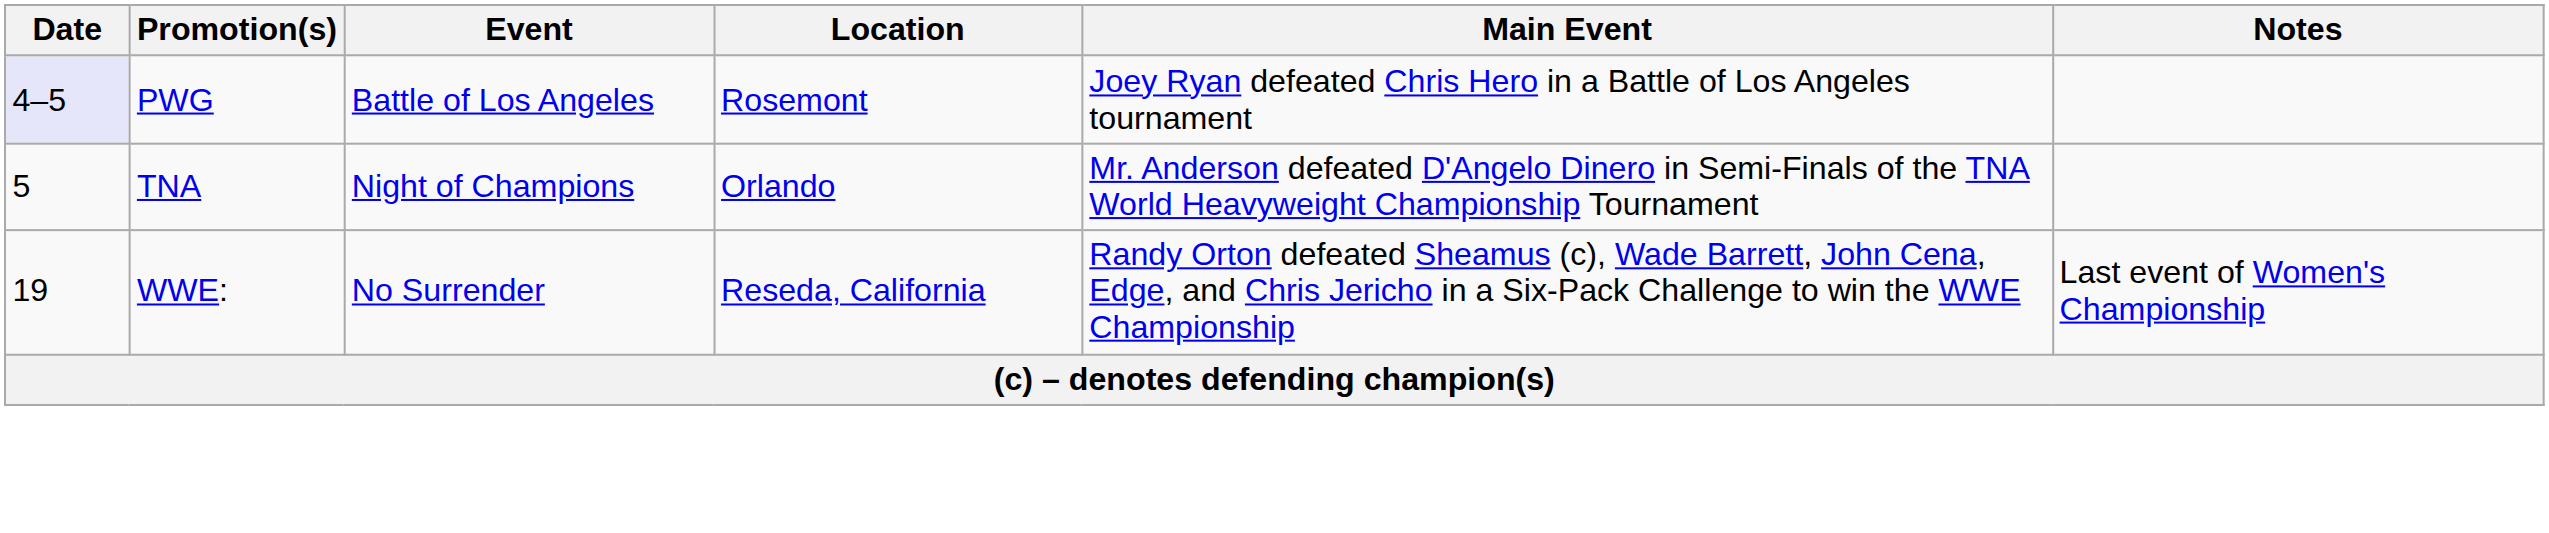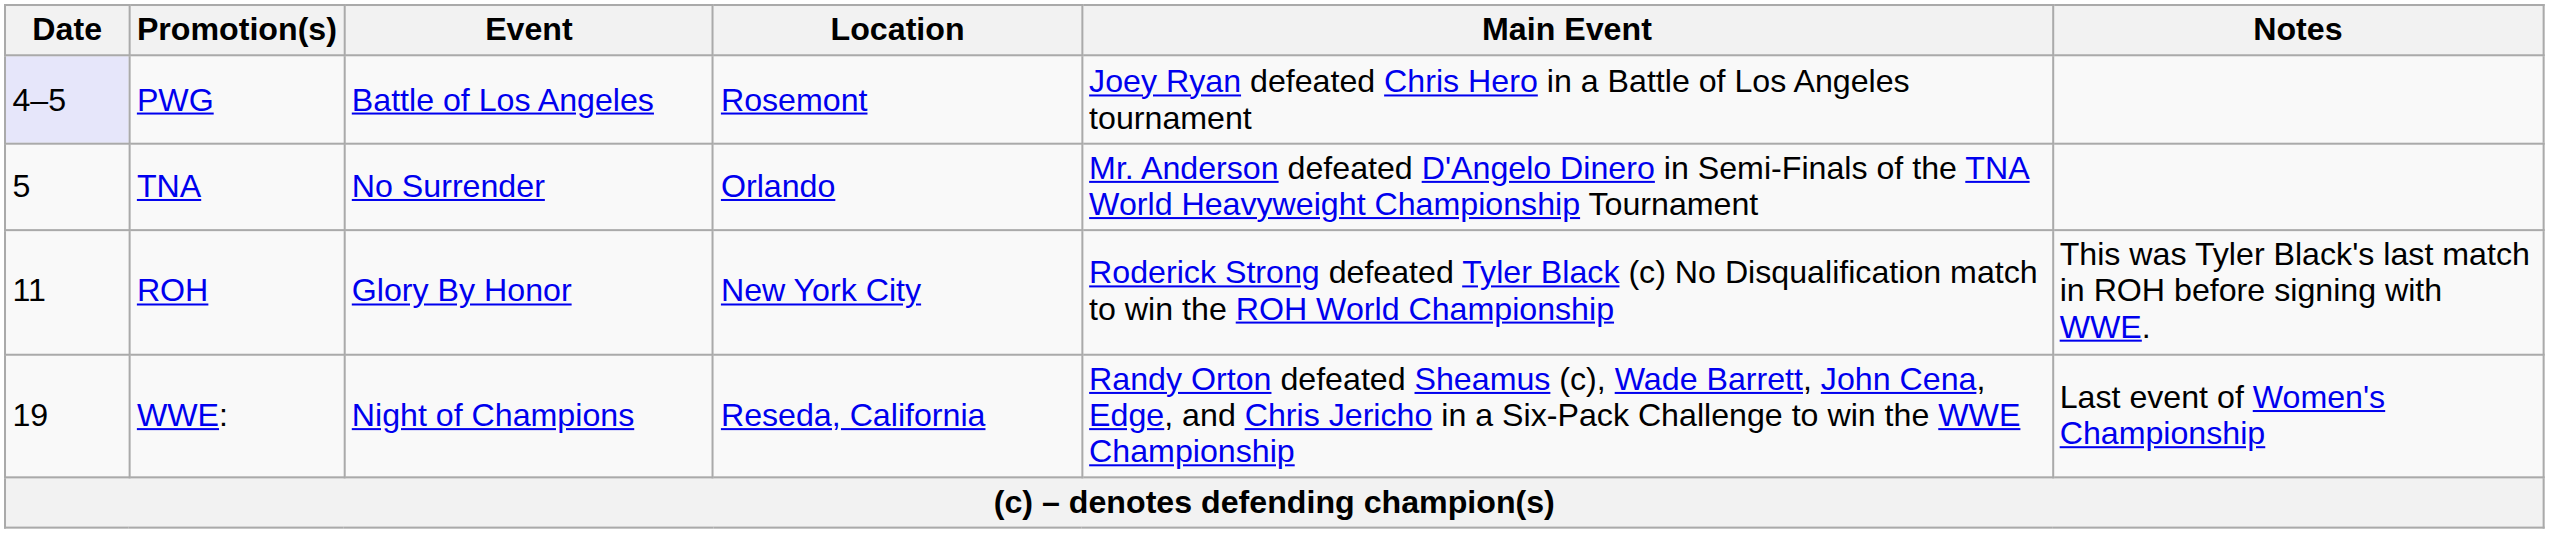(493, 186) Night of Champions -> (448, 186) No Surrender
+ row: (173, 291)
(448, 291) No Surrender -> (493, 414) Night of Champions
